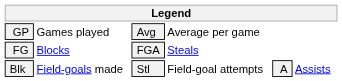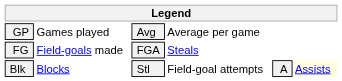(53, 50) Blocks -> (80, 50) Field-goals made
(80, 69) Field-goals made -> (53, 69) Blocks
(313, 69) no background -> (313, 69) lightyellow background
